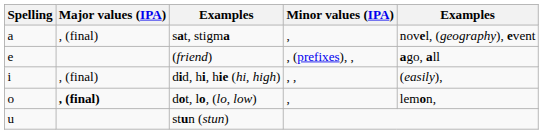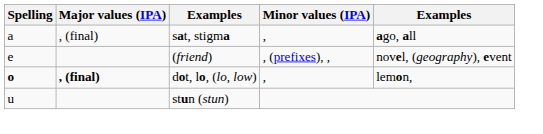(468, 35) novel, (geography), event -> (396, 35) ago, all
(420, 56) ago, all -> (444, 56) novel, (geography), event
- row: (226, 77)
(11, 98) normal -> (11, 77) bold
